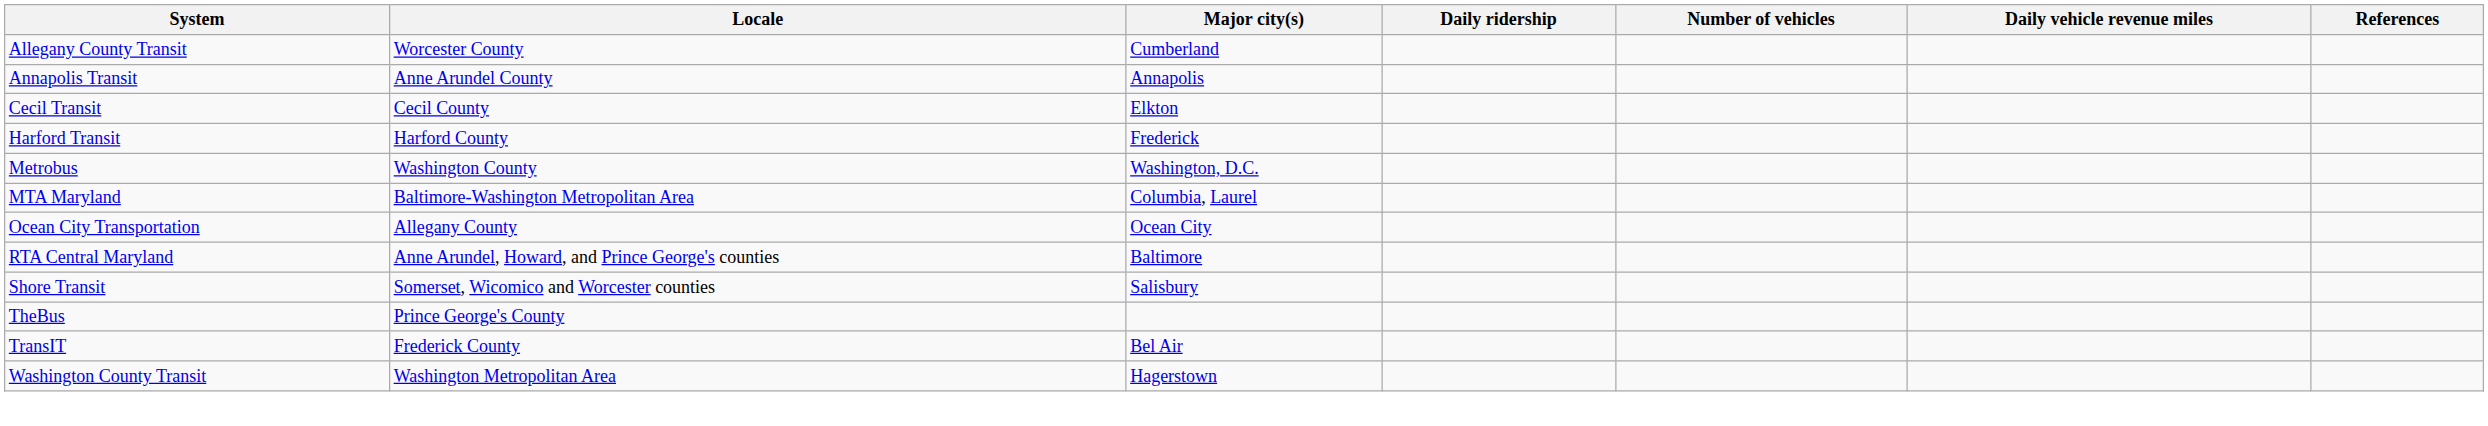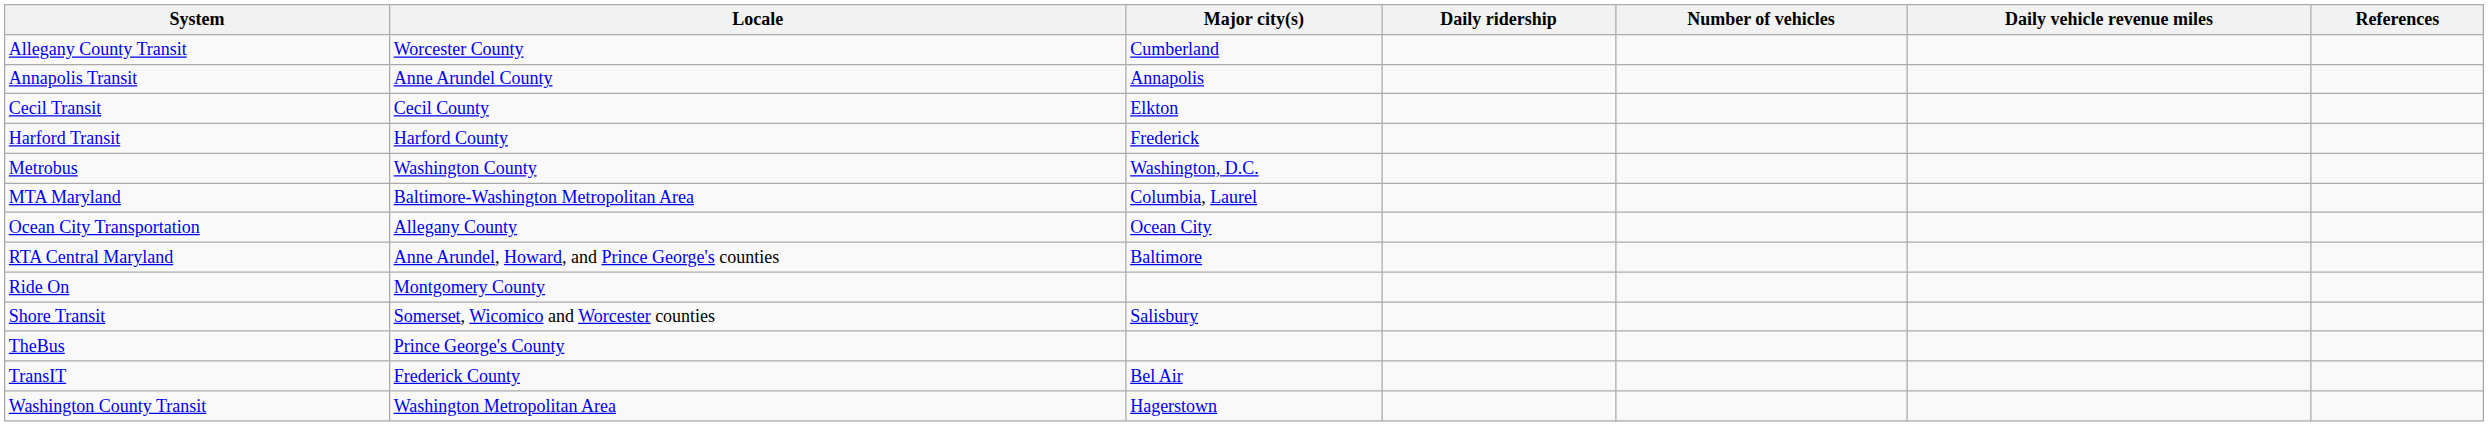+ row: (39, 286)
